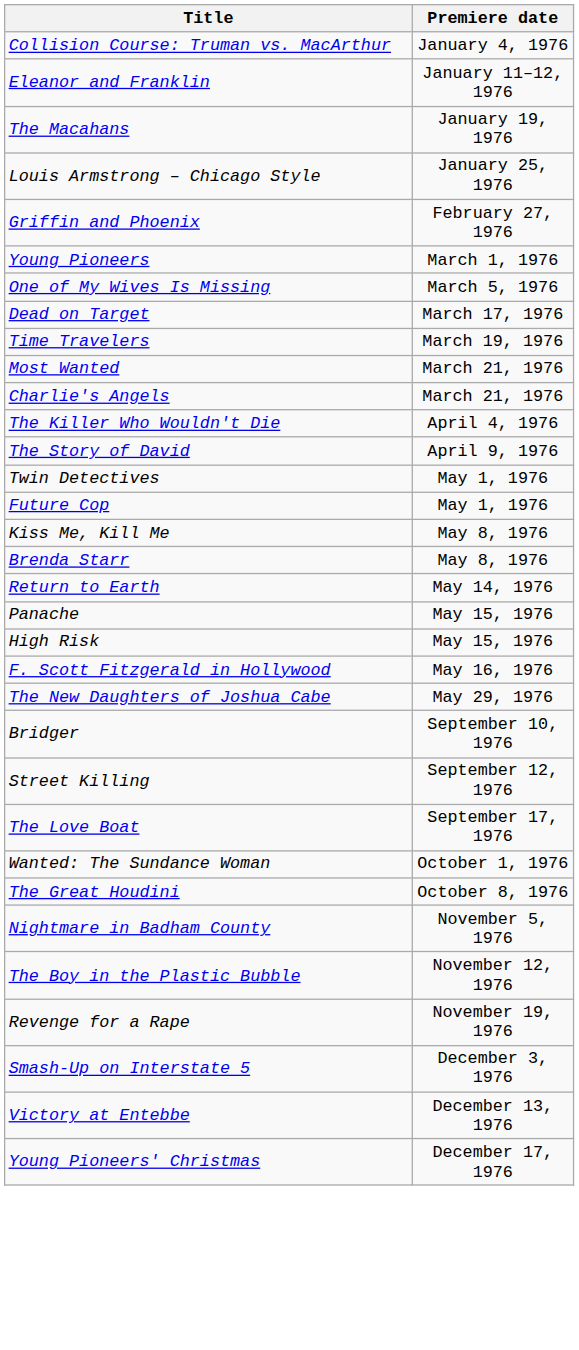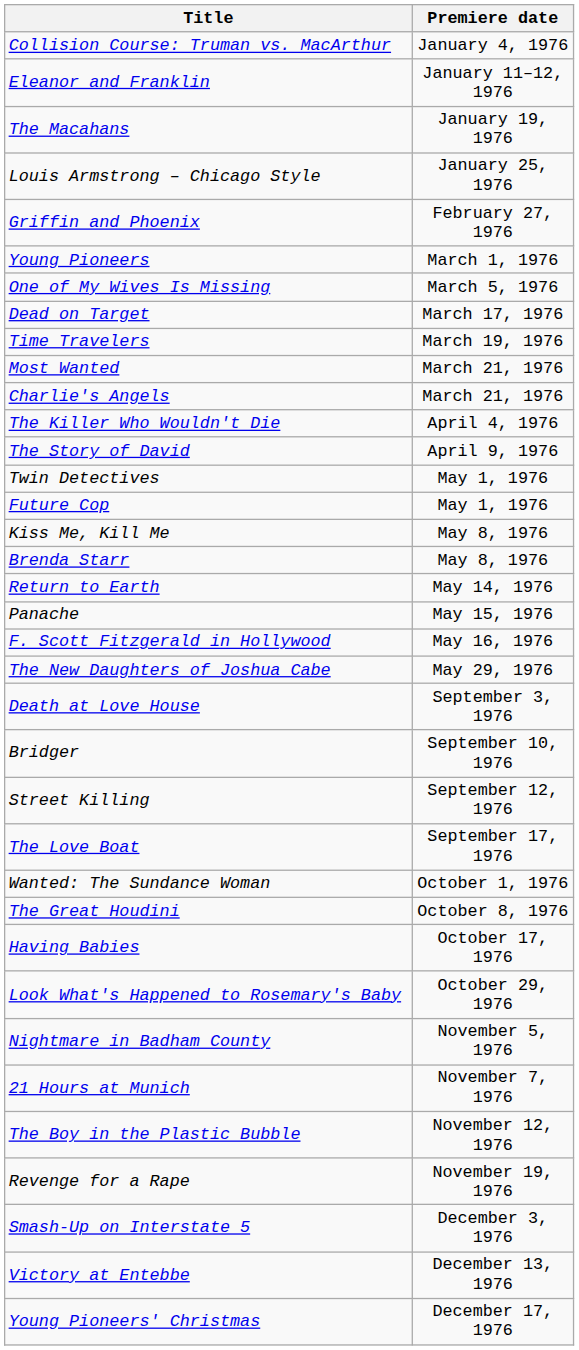- row: (54, 642)
+ row: (104, 707)
+ row: (74, 948)
+ row: (205, 995)
+ row: (99, 1088)
